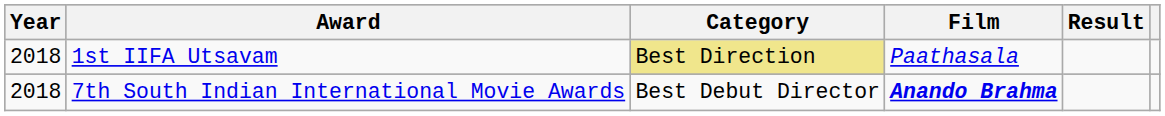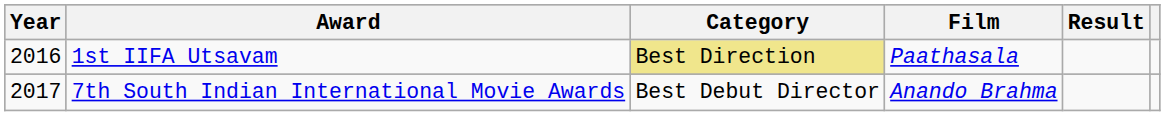(36, 57) 2018 -> (36, 57) 2016
(36, 92) 2018 -> (36, 92) 2017
(974, 92) bold -> (974, 92) normal
